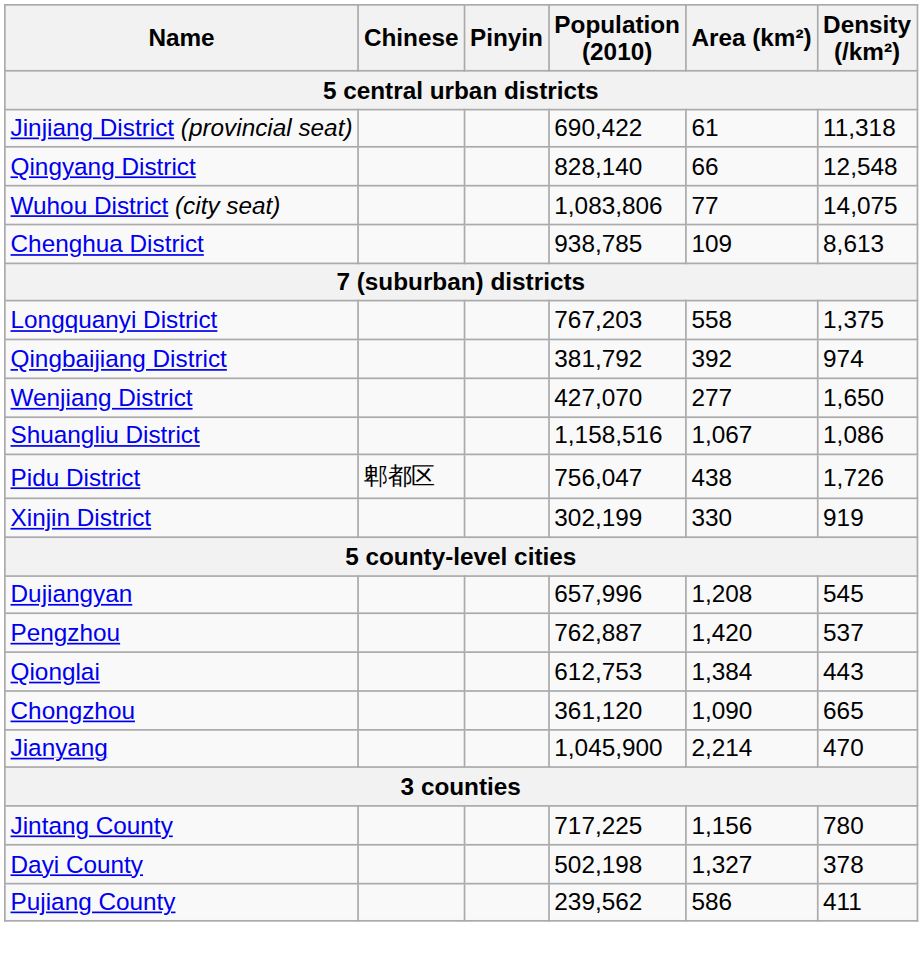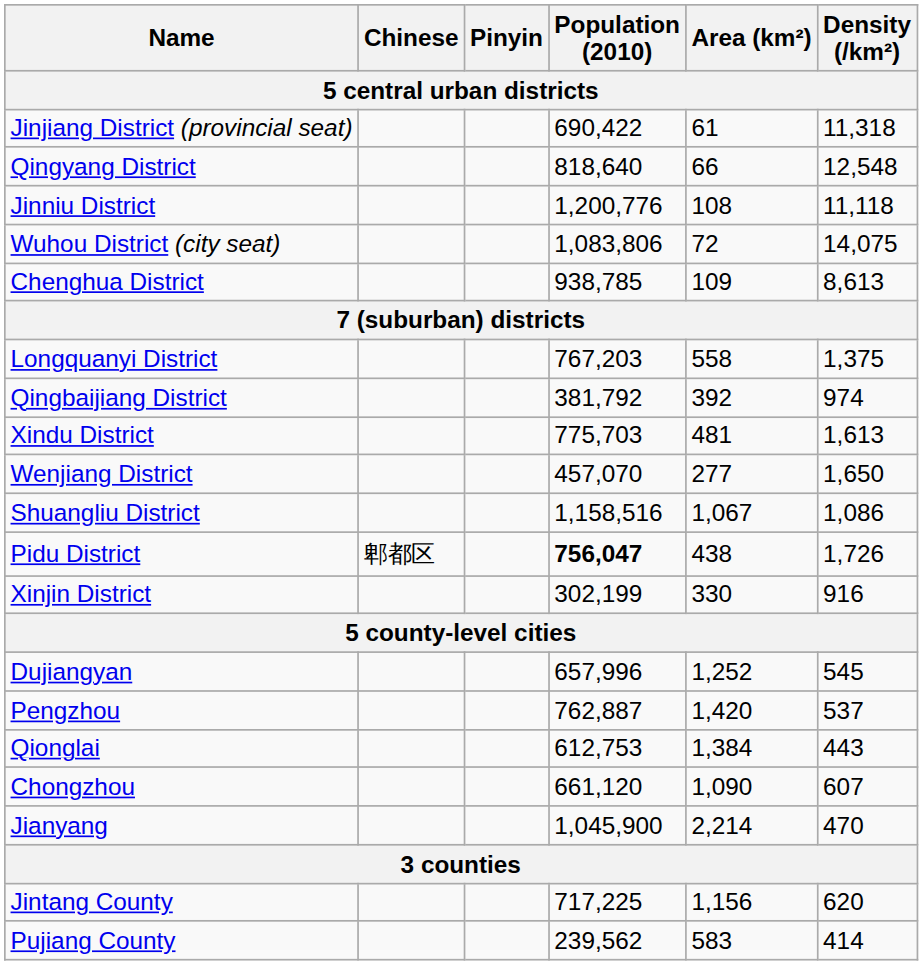(598, 167) 828,140 -> (598, 167) 818,640
+ row: (83, 205)
(705, 205) 77 -> (705, 244) 72
+ row: (82, 436)
(598, 398) 427,070 -> (598, 474) 457,070
(598, 477) normal -> (598, 554) bold
(843, 518) 919 -> (843, 595) 916
(722, 595) 1,208 -> (722, 672) 1,252
(598, 710) 361,120 -> (598, 787) 661,120
(843, 710) 665 -> (843, 787) 607
(843, 826) 780 -> (843, 902) 620
- row: (77, 864)
(712, 902) 586 -> (712, 941) 583
(842, 902) 411 -> (843, 941) 414
